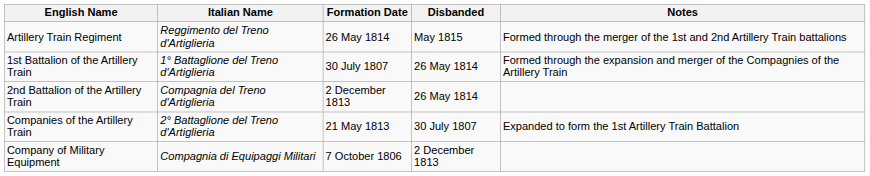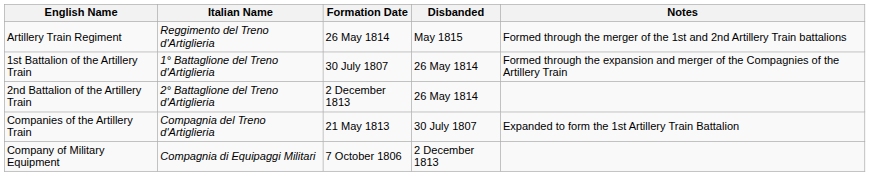(213, 96) Compagnia del Treno d'Artiglieria -> (219, 96) 2° Battaglione del Treno d'Artiglieria
(219, 126) 2° Battaglione del Treno d'Artiglieria -> (213, 126) Compagnia del Treno d'Artiglieria
